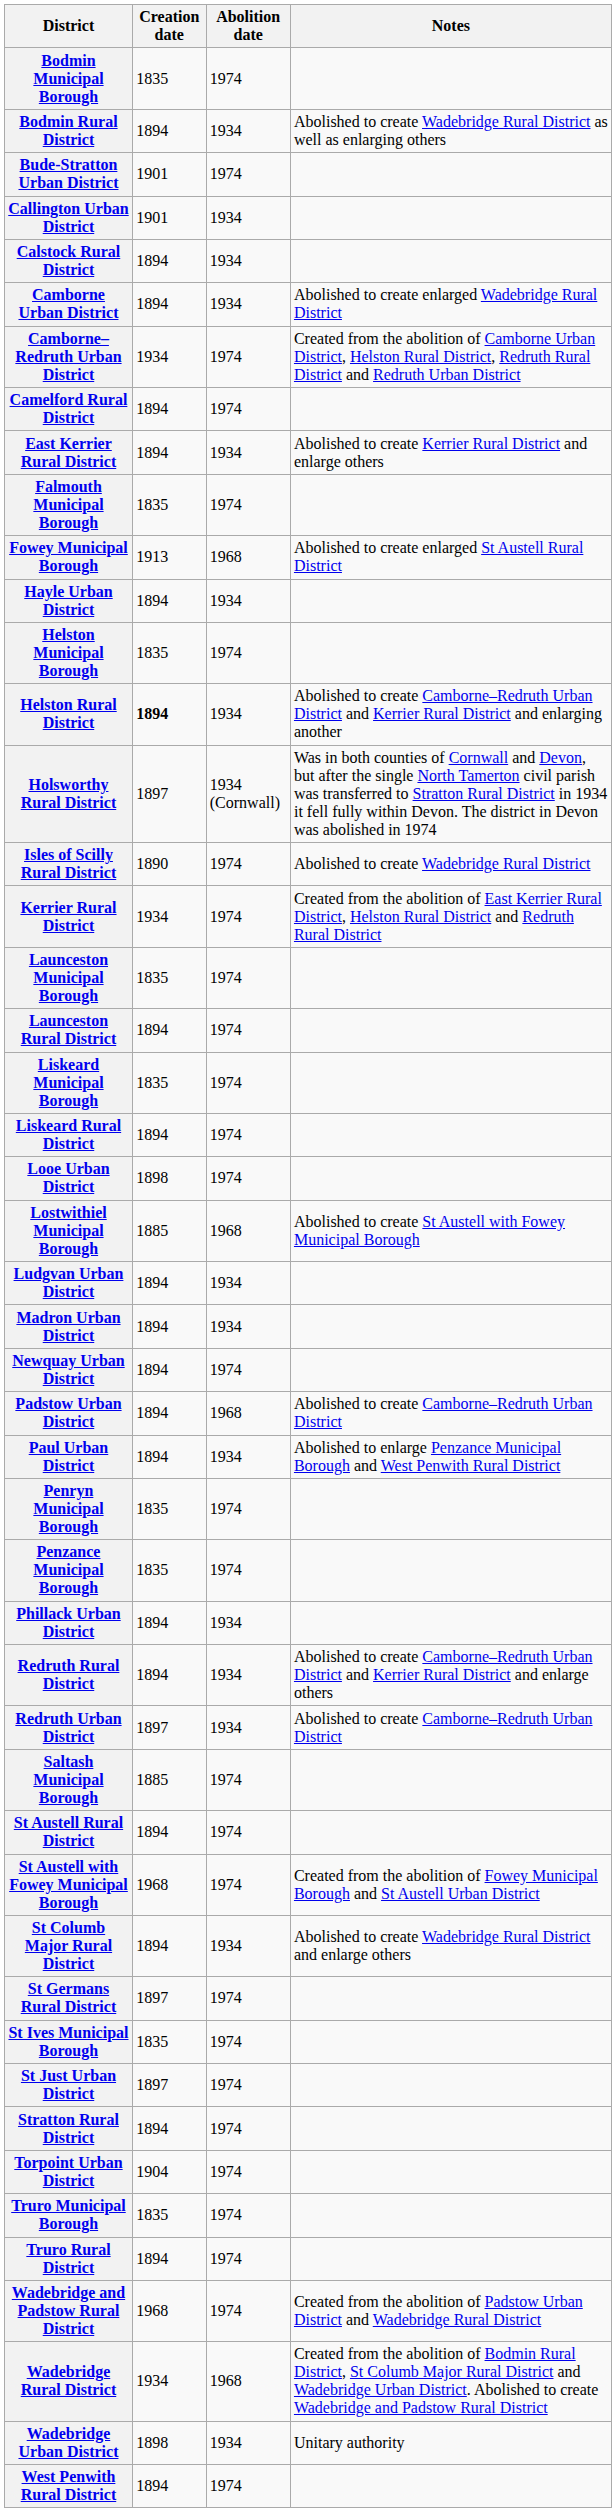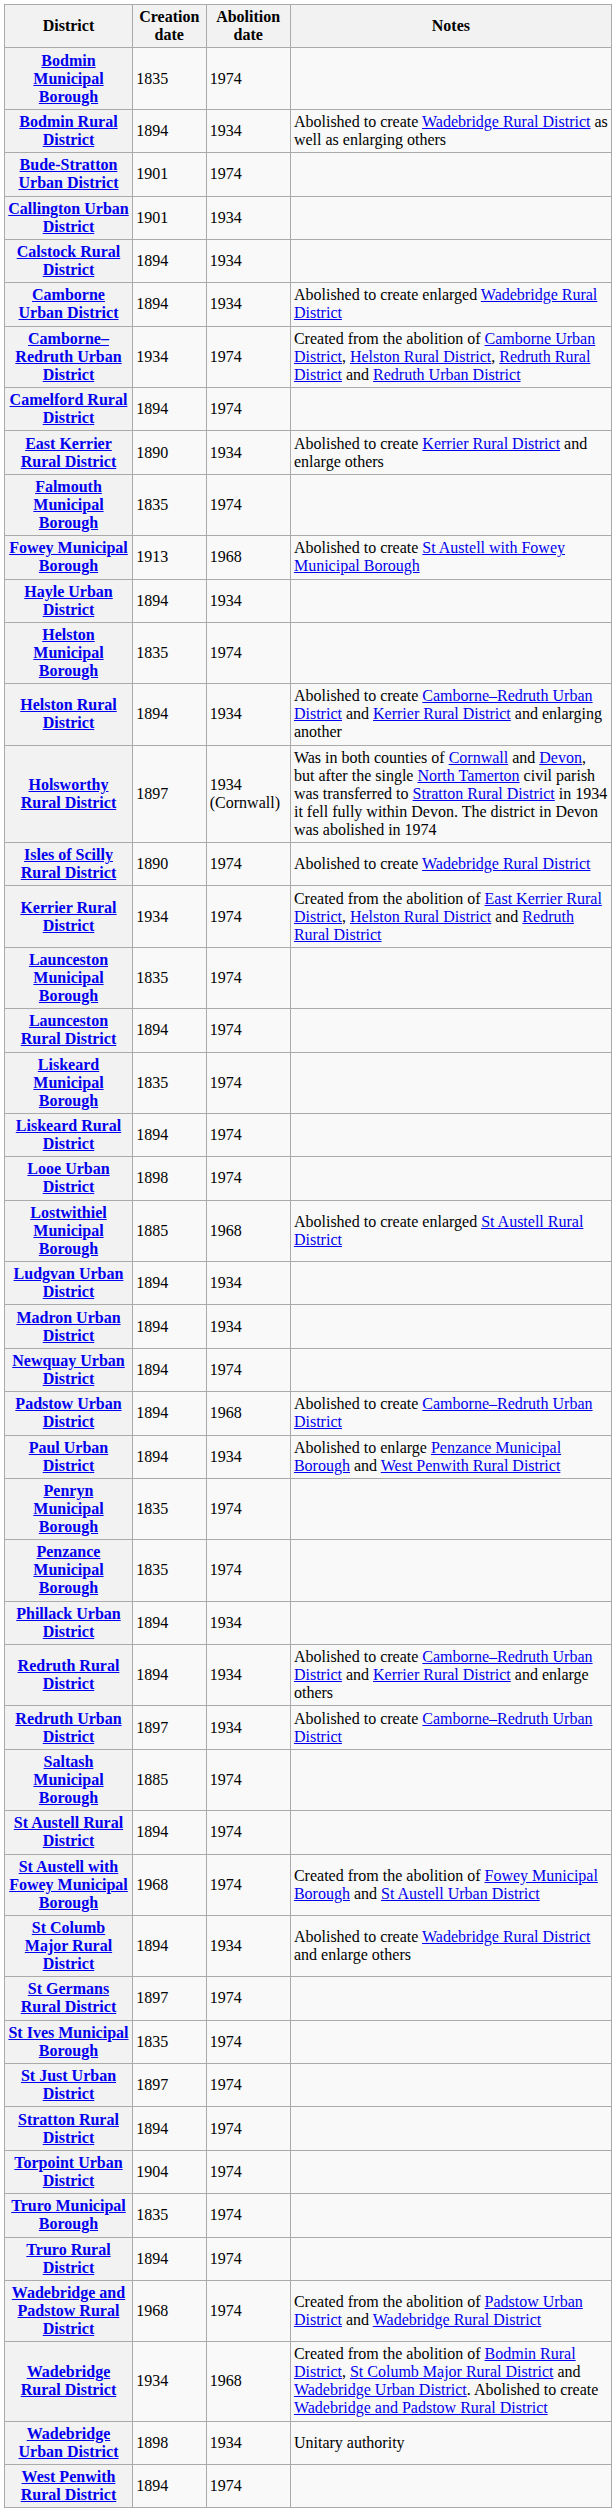(152, 452) 1894 -> (152, 452) 1890
(439, 557) Abolished to create enlarged St Austell Rural District -> (429, 557) Abolished to create St Austell with Fowey Municipal Borough
(152, 714) bold -> (152, 714) normal
(429, 1230) Abolished to create St Austell with Fowey Municipal Borough -> (439, 1230) Abolished to create enlarged St Austell Rural District
